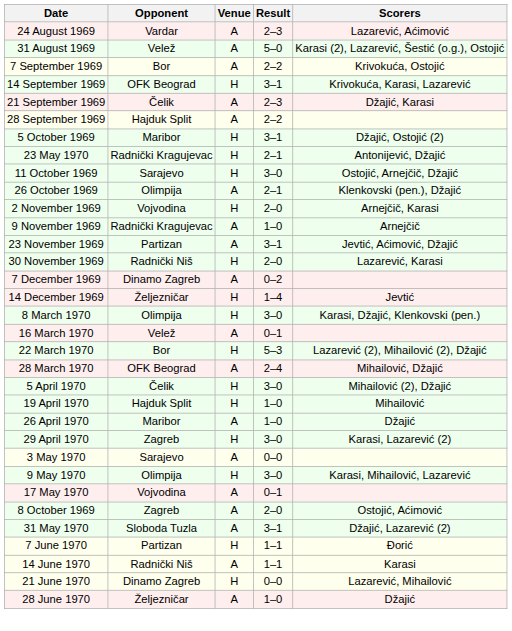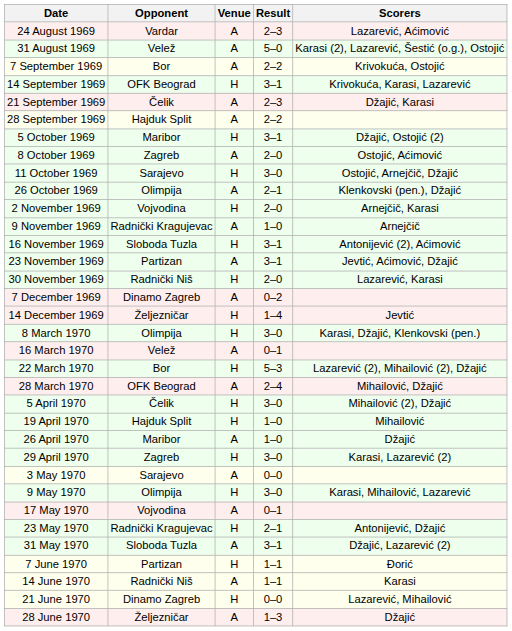rows swapped: (56, 510) <-> (56, 155)
+ row: (56, 244)
(273, 599) 1–0 -> (273, 617) 1–3
